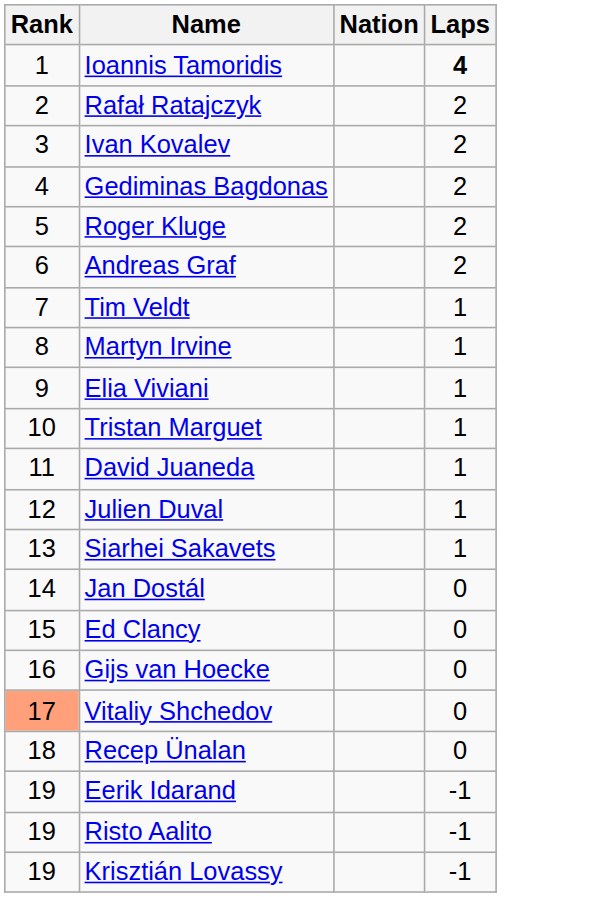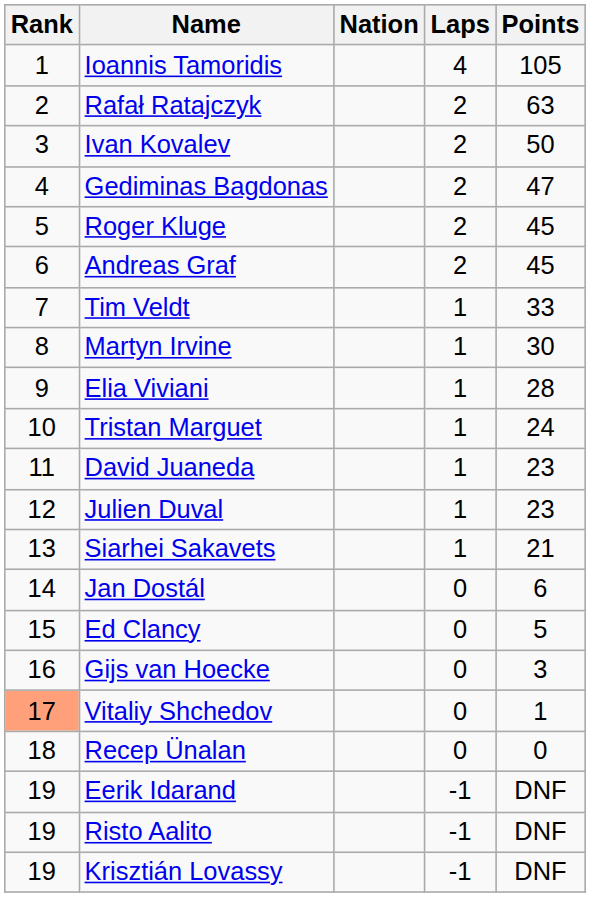+ column: (540, 24)
(460, 65) bold -> (460, 65) normal
